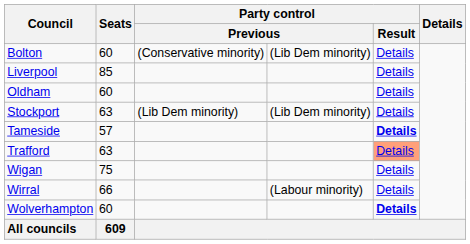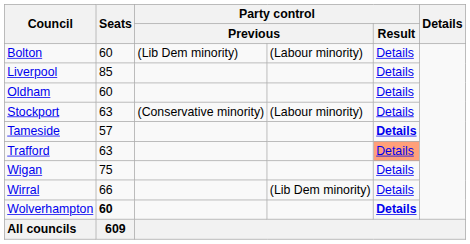(201, 53) (Conservative minority) -> (188, 53) (Lib Dem minority)
(320, 53) (Lib Dem minority) -> (316, 53) (Labour minority)
(188, 111) (Lib Dem minority) -> (201, 111) (Conservative minority)
(320, 111) (Lib Dem minority) -> (316, 111) (Labour minority)
(316, 190) (Labour minority) -> (320, 190) (Lib Dem minority)
(106, 209) normal -> (106, 209) bold
